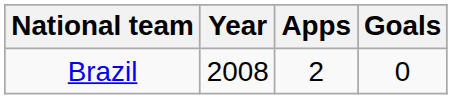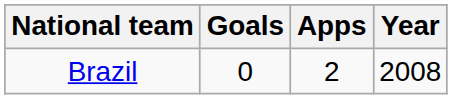columns swapped: (238, 26) <-> (403, 26)
